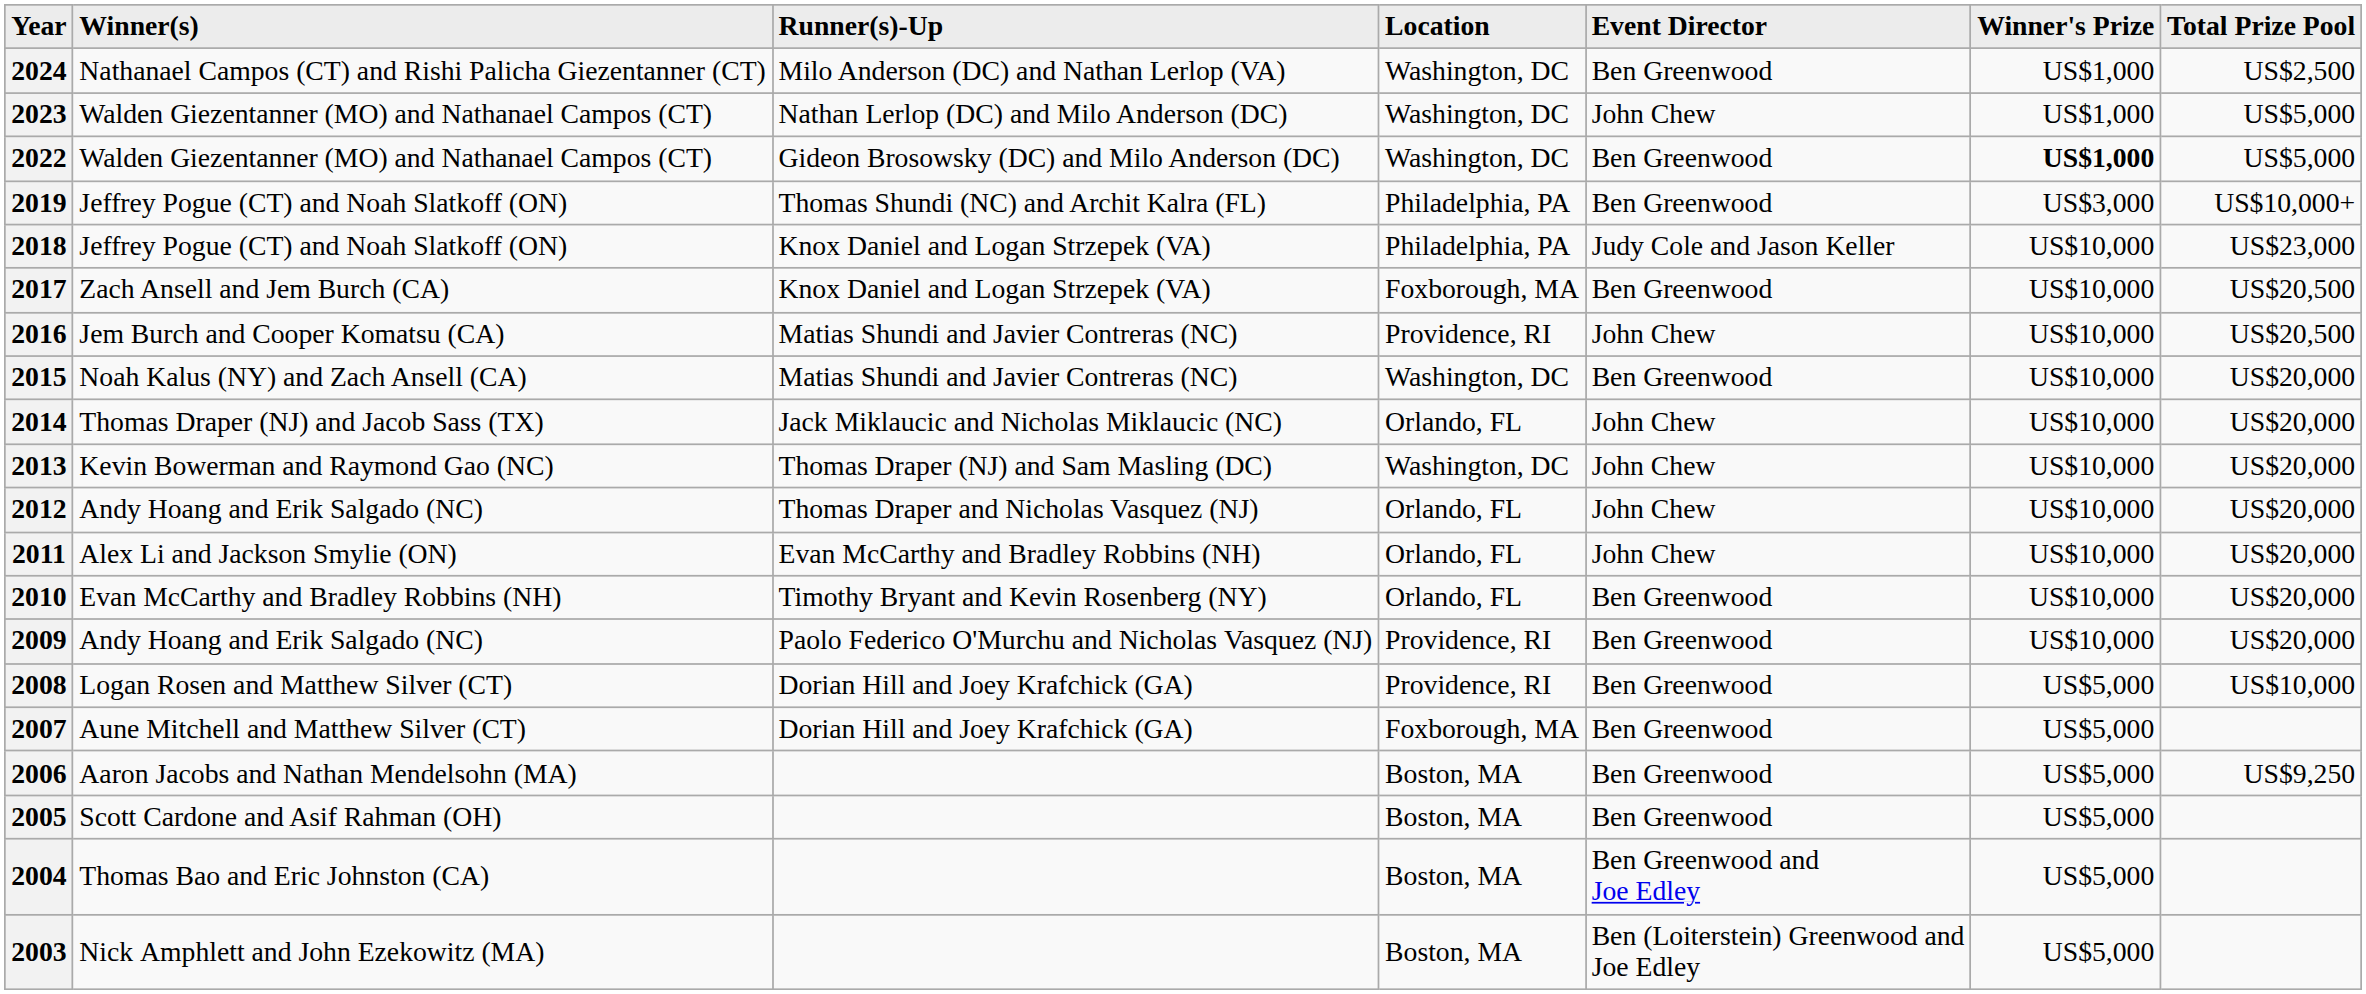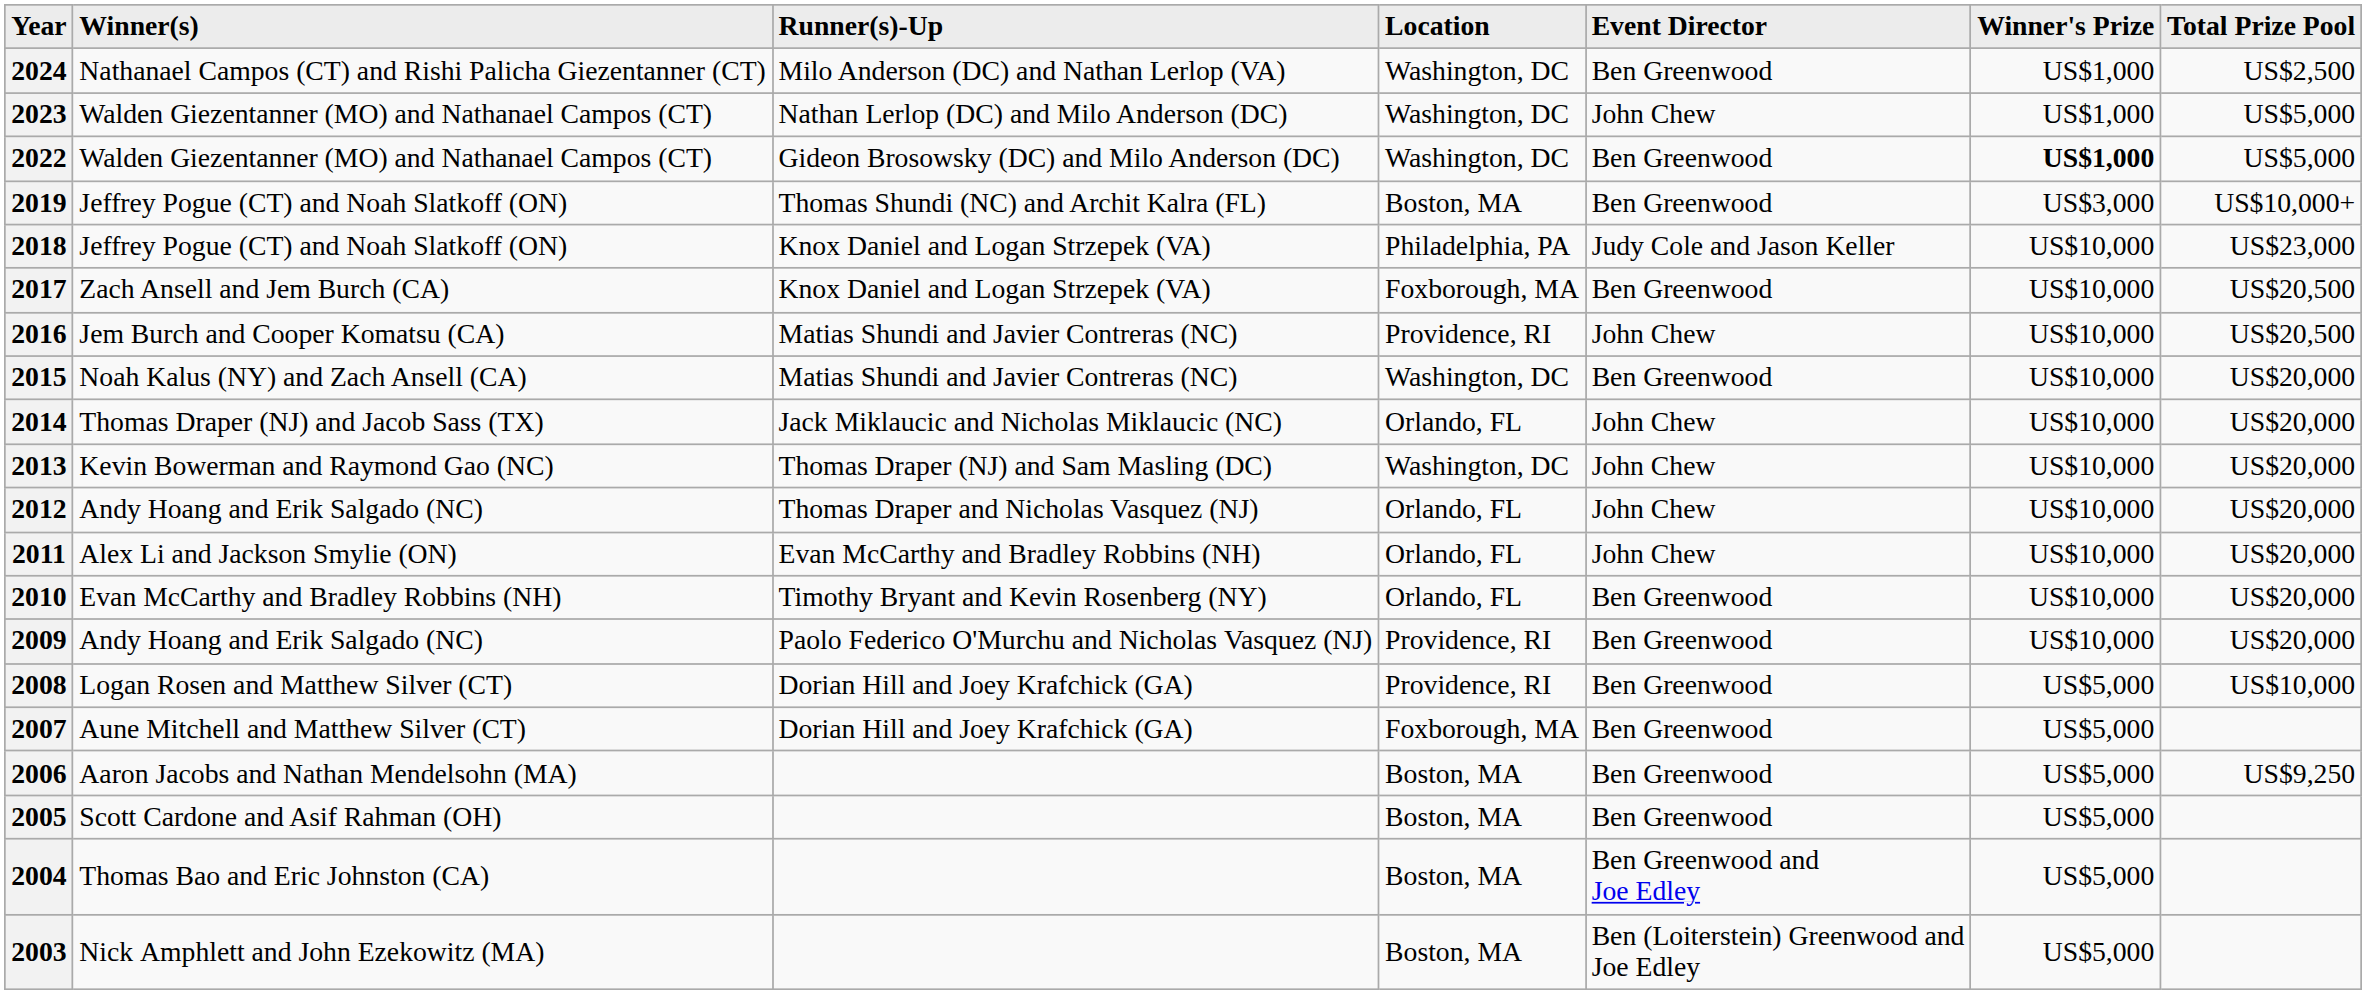(1478, 202) Philadelphia, PA -> (1454, 202) Boston, MA
